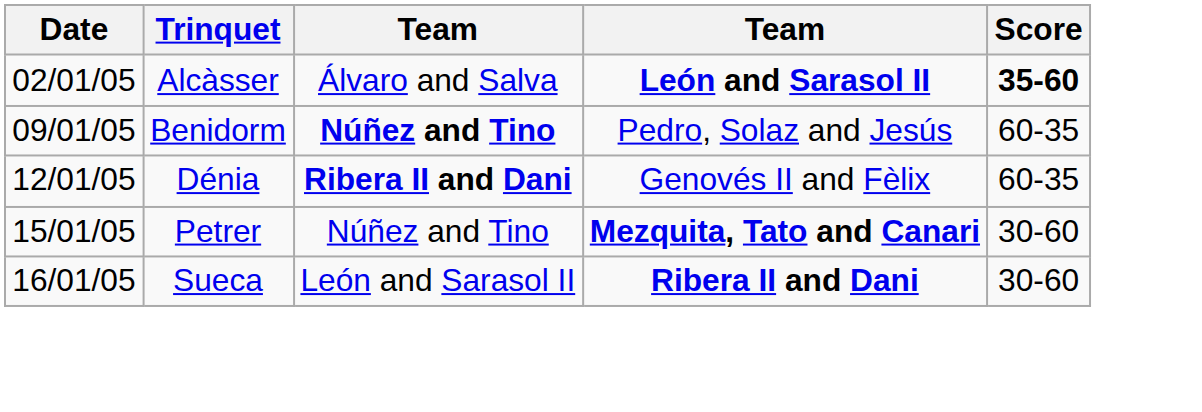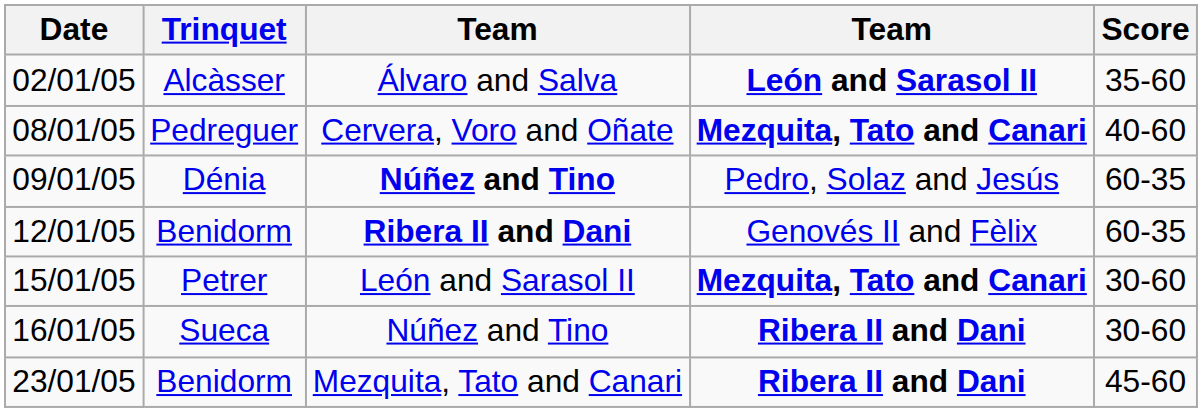(1039, 79) bold -> (1145, 79) normal
+ row: (74, 130)
(218, 130) Benidorm -> (224, 180) Dénia
(218, 180) Dénia -> (224, 230) Benidorm
(438, 230) Núñez and Tino -> (497, 280) León and Sarasol II
(438, 280) León and Sarasol II -> (497, 331) Núñez and Tino
+ row: (74, 381)
